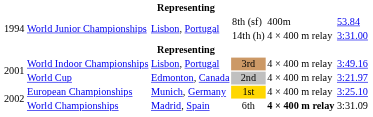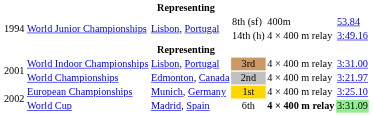(352, 36) 3:31.00 -> (352, 36) 3:49.16
(352, 64) 3:49.16 -> (352, 64) 3:31.00
(49, 78) World Cup -> (73, 78) World Championships
(73, 106) World Championships -> (49, 106) World Cup
(352, 106) no background -> (352, 106) lightgreen background
